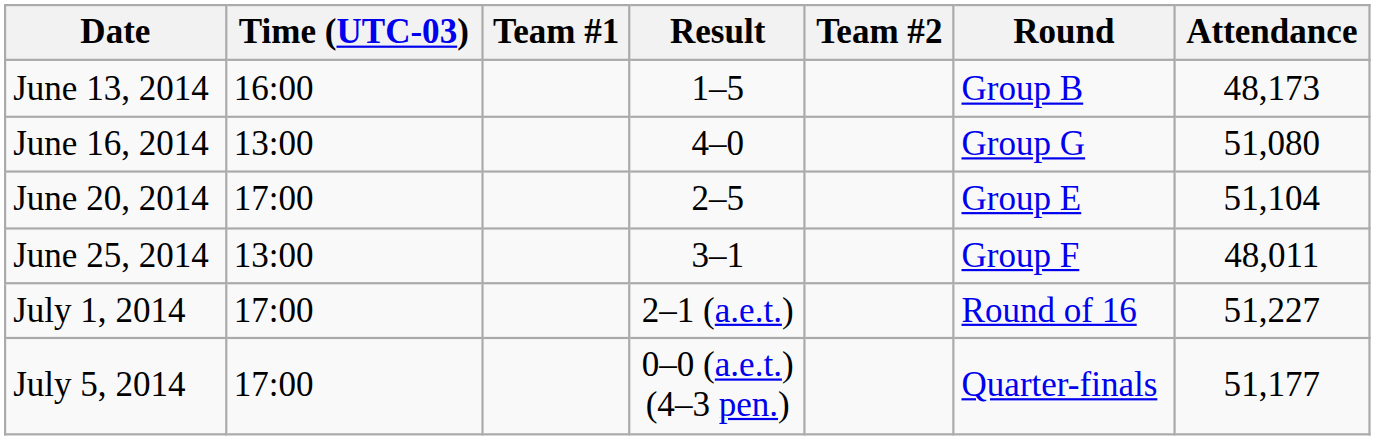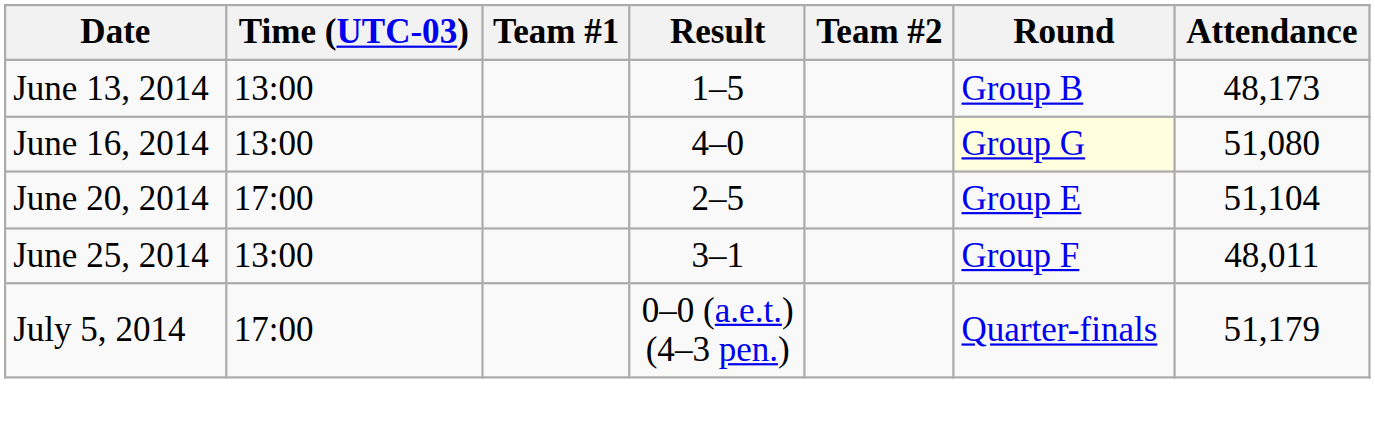(274, 87) 16:00 -> (274, 87) 13:00
(1023, 143) no background -> (1023, 143) lightyellow background
- row: (99, 310)
(1272, 385) 51,177 -> (1272, 329) 51,179
